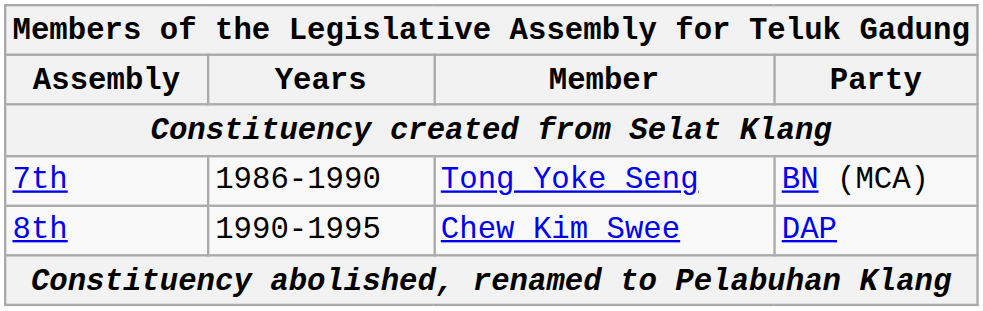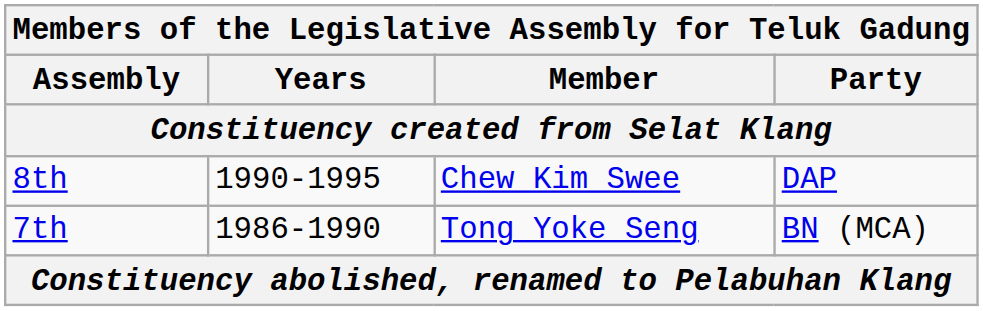rows swapped: (40, 180) <-> (40, 230)
